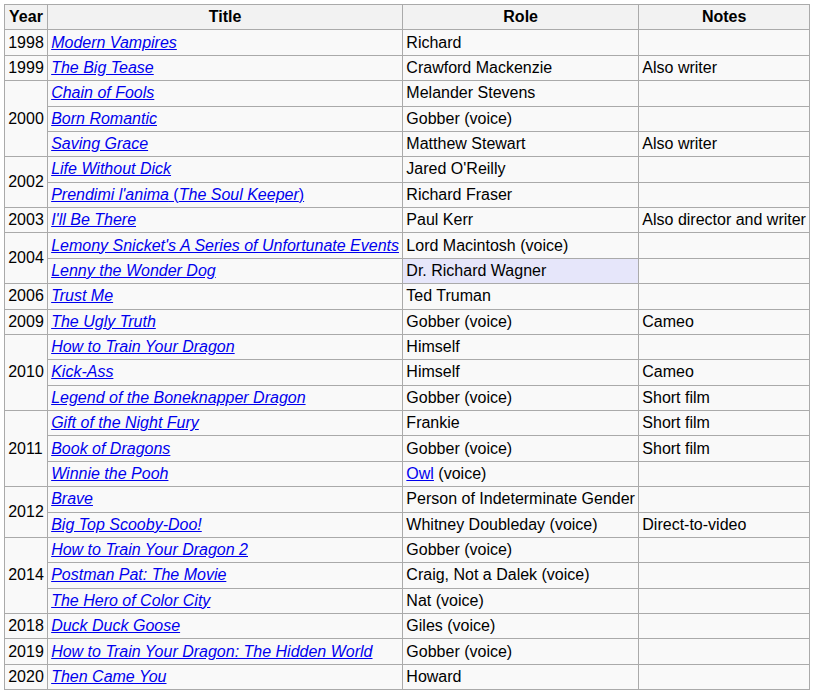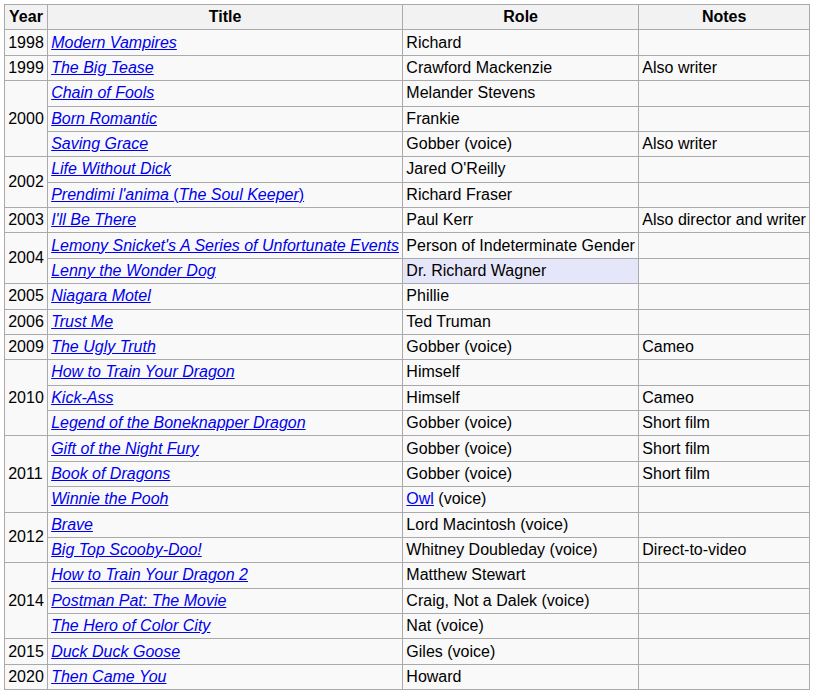(459, 118) Gobber (voice) -> (433, 118) Frankie
(466, 144) Matthew Stewart -> (459, 144) Gobber (voice)
(487, 245) Lord Macintosh (voice) -> (521, 245) Person of Indeterminate Gender
+ row: (101, 296)
(433, 423) Frankie -> (459, 448) Gobber (voice)
(521, 499) Person of Indeterminate Gender -> (487, 524) Lord Macintosh (voice)
(459, 550) Gobber (voice) -> (466, 575) Matthew Stewart
(26, 626) 2018 -> (26, 651) 2015
- row: (212, 651)
